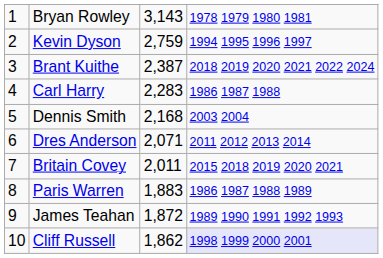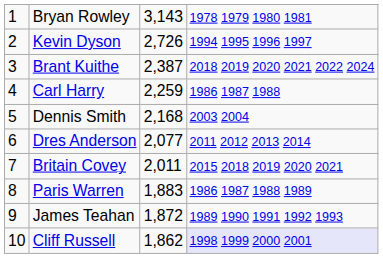(163, 41) 2,759 -> (163, 41) 2,726
(163, 91) 2,283 -> (163, 91) 2,259
(163, 141) 2,071 -> (163, 141) 2,077
